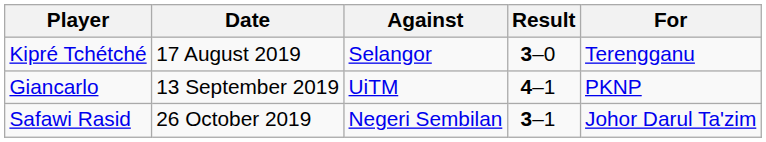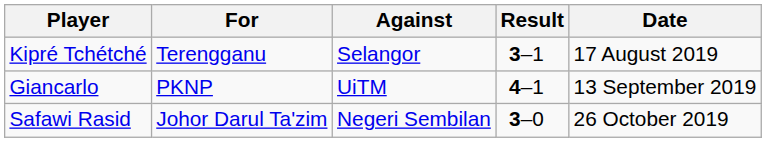columns swapped: (671, 20) <-> (248, 20)
(544, 53) 3–0 -> (532, 53) 3–1
(544, 119) 3–1 -> (532, 119) 3–0
